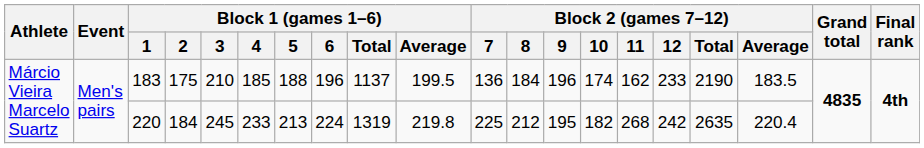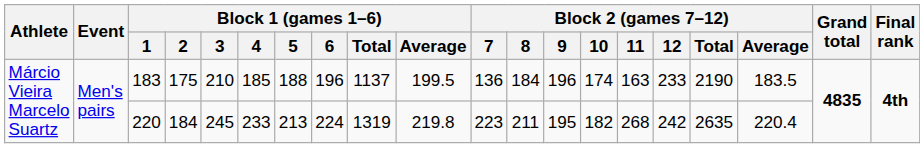(635, 80) 162 -> (635, 80) 163
(489, 122) 225 -> (489, 122) 223
(525, 122) 212 -> (525, 122) 211
